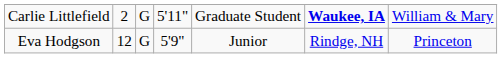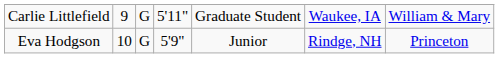(124, 16) 2 -> (124, 16) 9
(346, 16) bold -> (345, 16) normal
(124, 40) 12 -> (124, 40) 10
